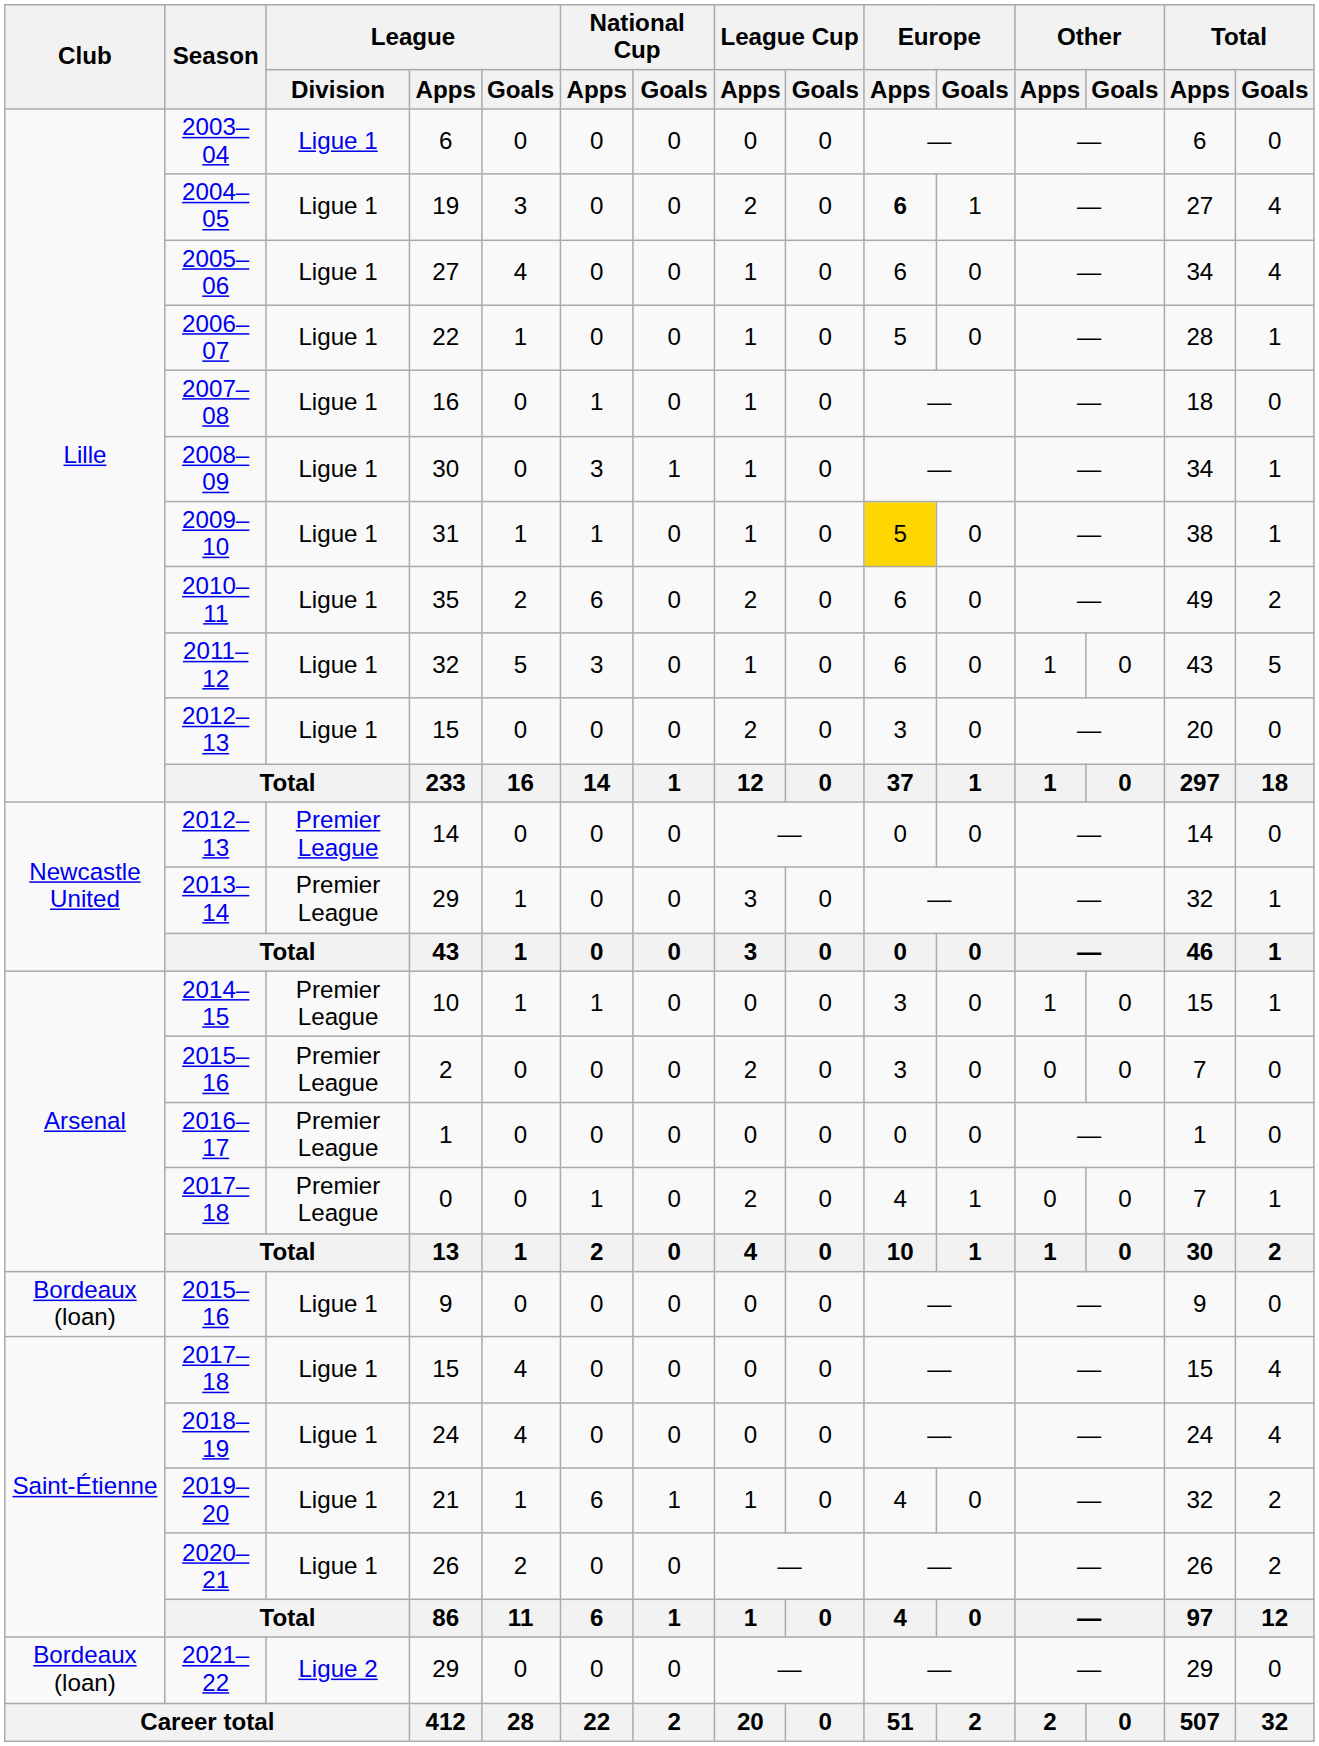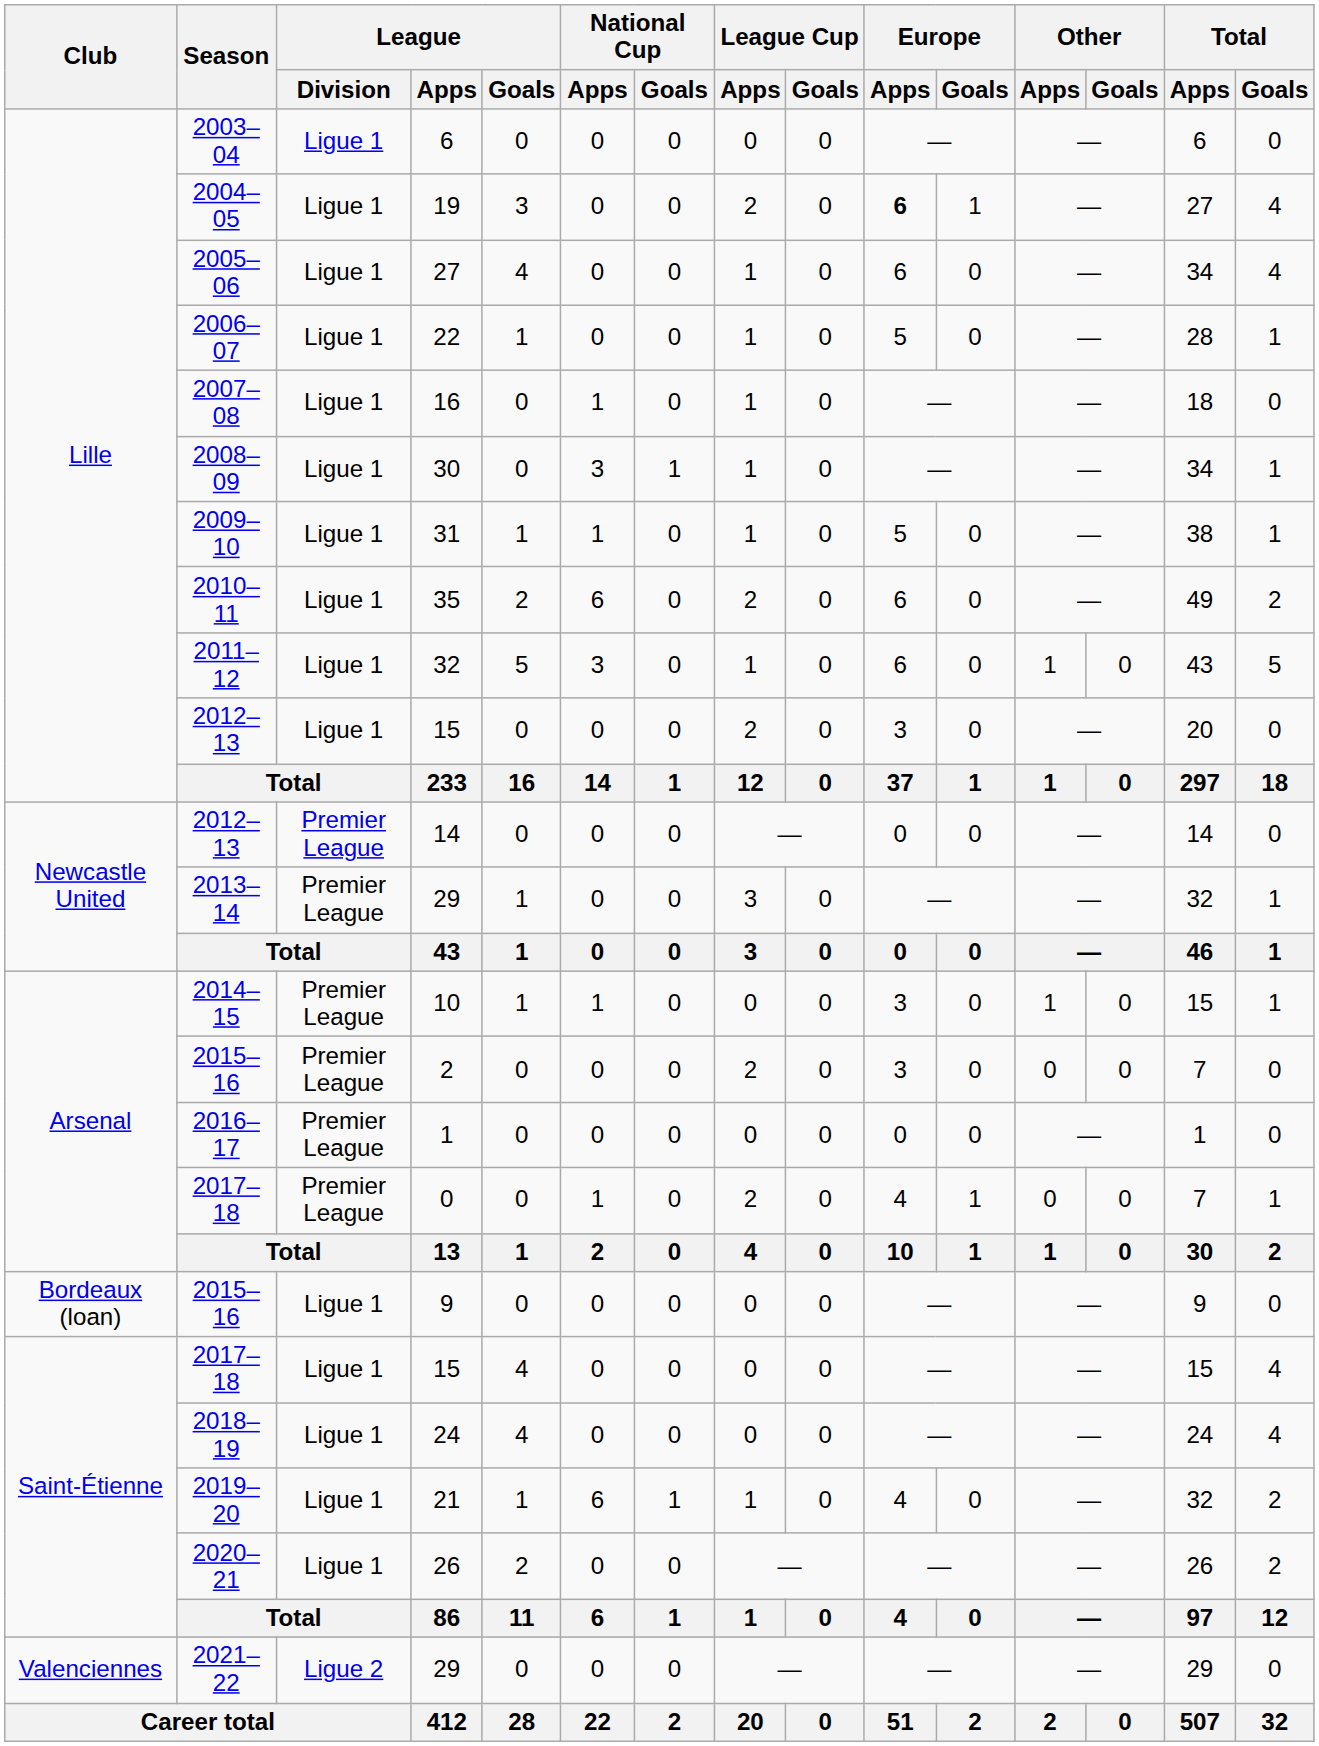(900, 534) gold background -> (900, 534) no background
(85, 1669) Bordeaux (loan) -> (90, 1669) Valenciennes
